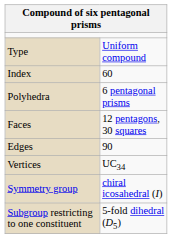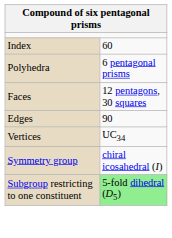- row: (18, 51)
(133, 218) no background -> (133, 190) lightgreen background
